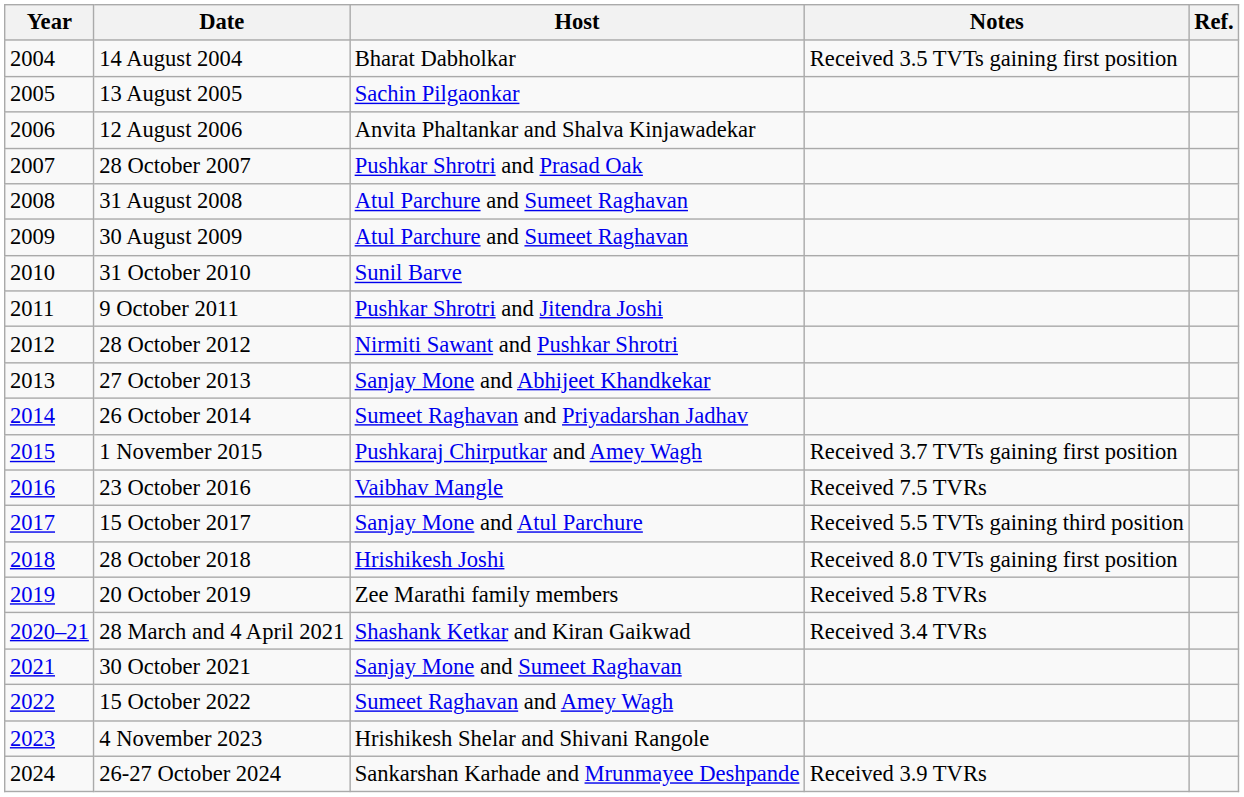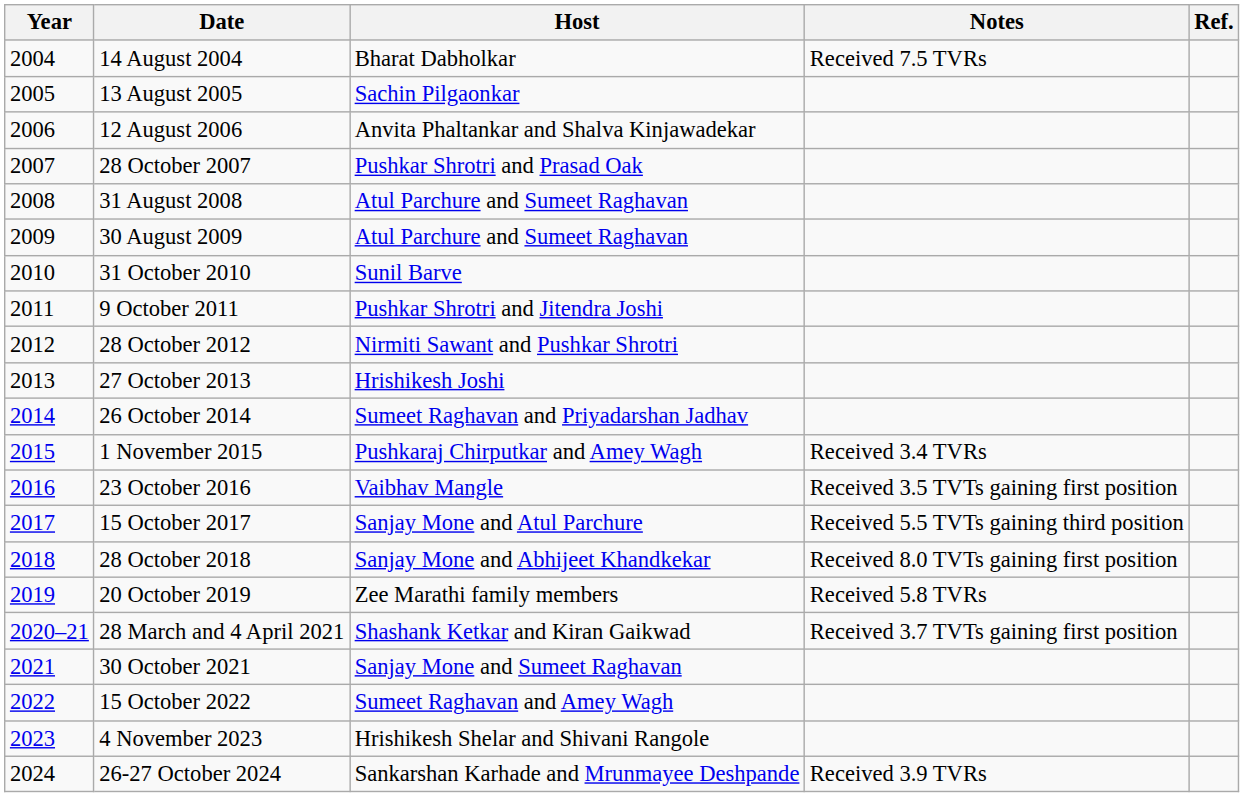(994, 58) Received 3.5 TVTs gaining first position -> (898, 58) Received 7.5 TVRs
(533, 380) Sanjay Mone and Abhijeet Khandkekar -> (430, 380) Hrishikesh Joshi
(994, 451) Received 3.7 TVTs gaining first position -> (898, 451) Received 3.4 TVRs
(898, 487) Received 7.5 TVRs -> (994, 487) Received 3.5 TVTs gaining first position
(430, 559) Hrishikesh Joshi -> (533, 559) Sanjay Mone and Abhijeet Khandkekar
(898, 630) Received 3.4 TVRs -> (994, 630) Received 3.7 TVTs gaining first position
